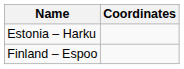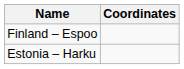rows swapped: (52, 34) <-> (52, 53)
